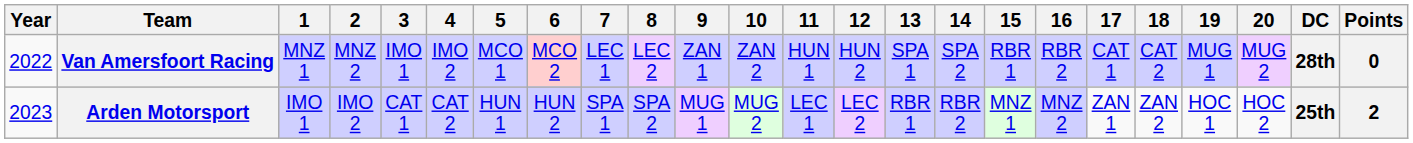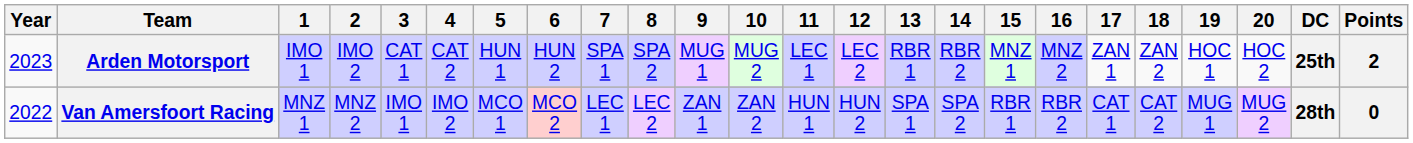rows swapped: (168, 61) <-> (168, 112)
